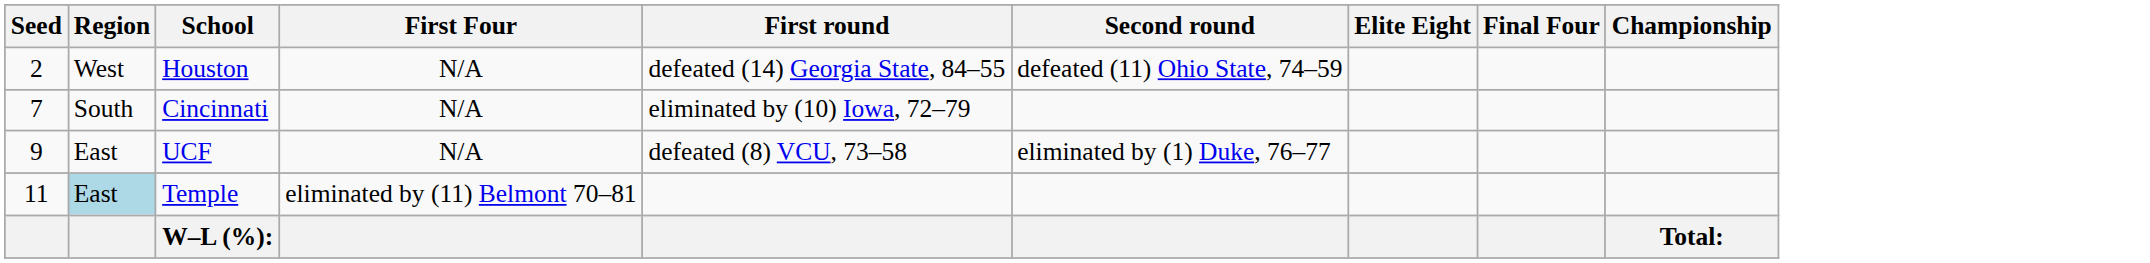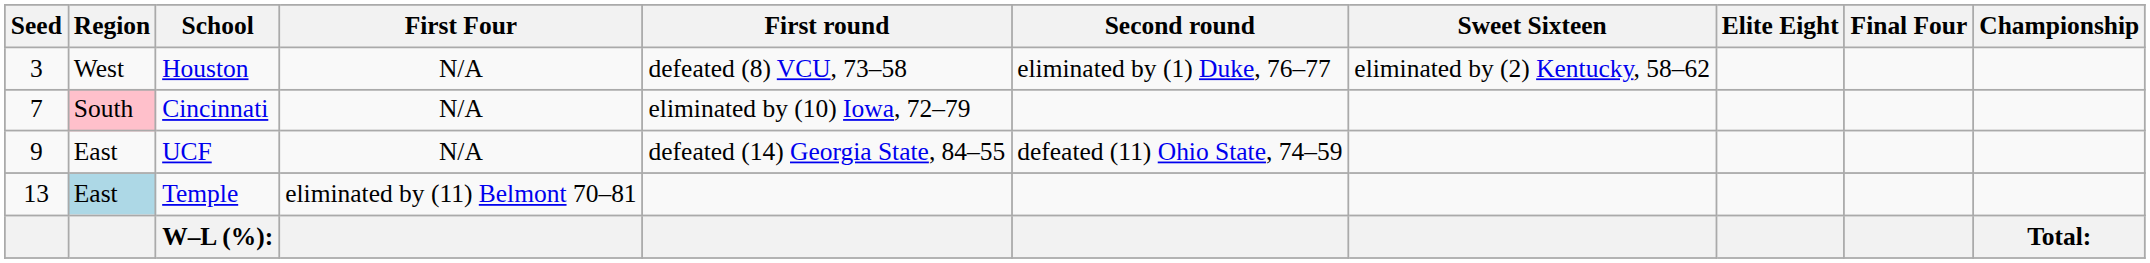+ column: (1532, 25)
(36, 67) 2 -> (36, 67) 3
(827, 67) defeated (14) Georgia State, 84–55 -> (778, 67) defeated (8) VCU, 73–58
(1180, 67) defeated (11) Ohio State, 74–59 -> (1174, 67) eliminated by (1) Duke, 76–77
(104, 109) no background -> (104, 109) pink background
(778, 152) defeated (8) VCU, 73–58 -> (827, 152) defeated (14) Georgia State, 84–55
(1174, 152) eliminated by (1) Duke, 76–77 -> (1180, 152) defeated (11) Ohio State, 74–59
(36, 194) 11 -> (36, 194) 13
